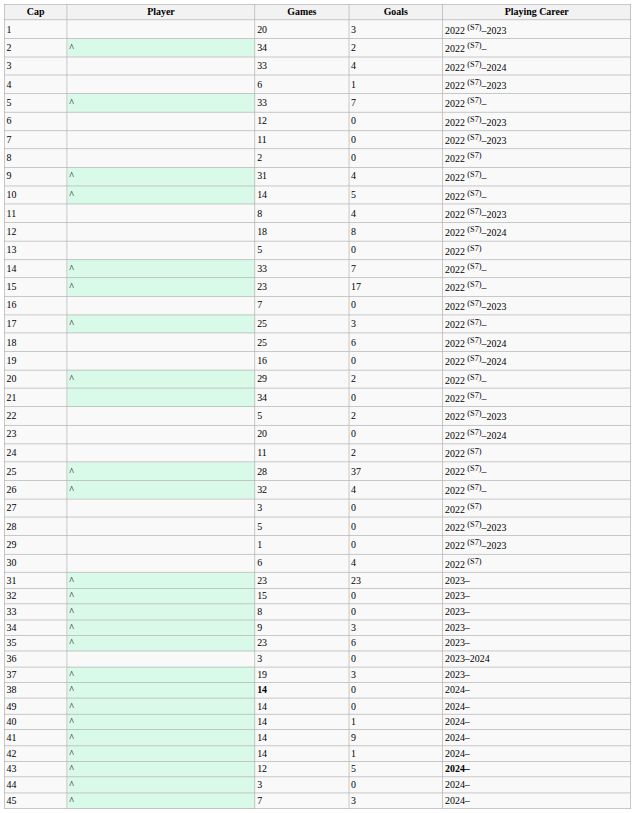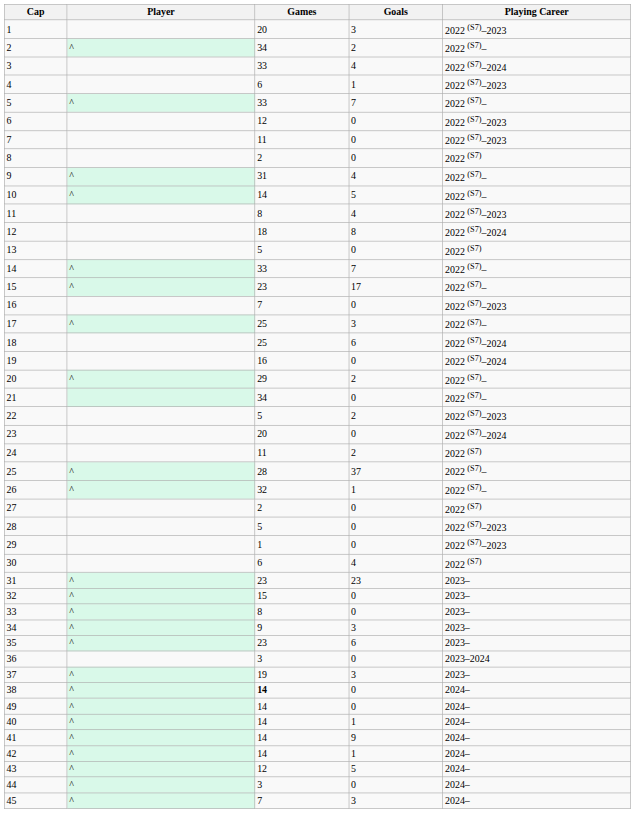(354, 489) 4 -> (354, 489) 1
(260, 508) 3 -> (260, 508) 2
(457, 769) bold -> (457, 769) normal
